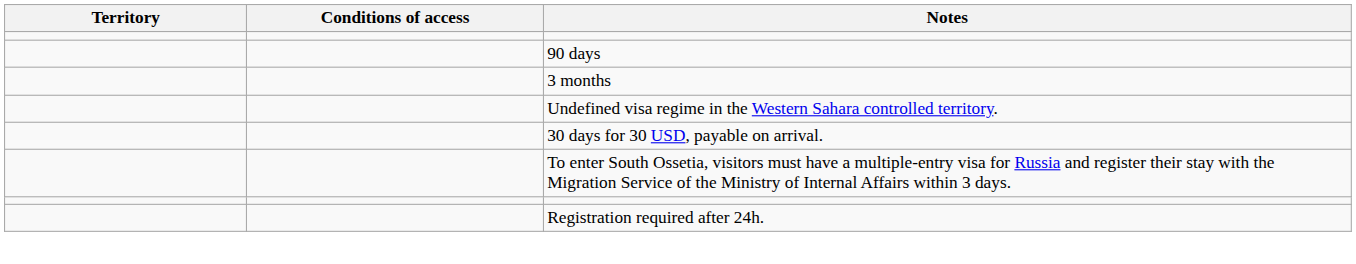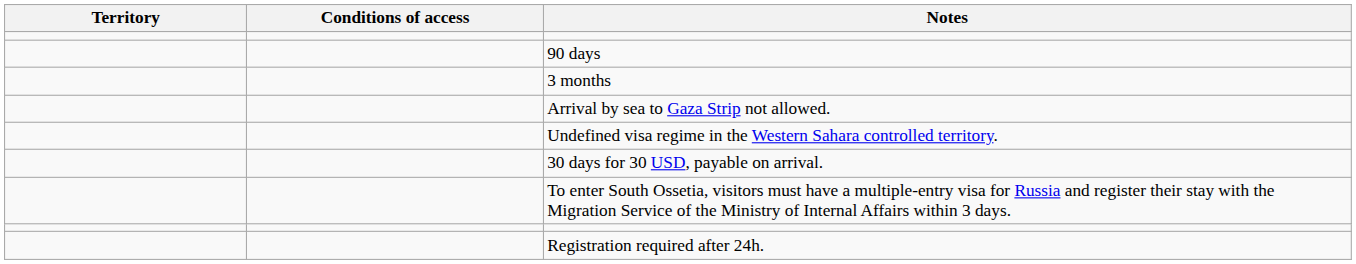+ row: (126, 108)
